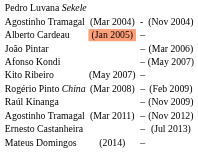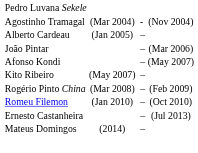(112, 35) lightsalmon background -> (112, 35) no background
- row: (32, 102)
+ row: (36, 102)
- row: (45, 115)
